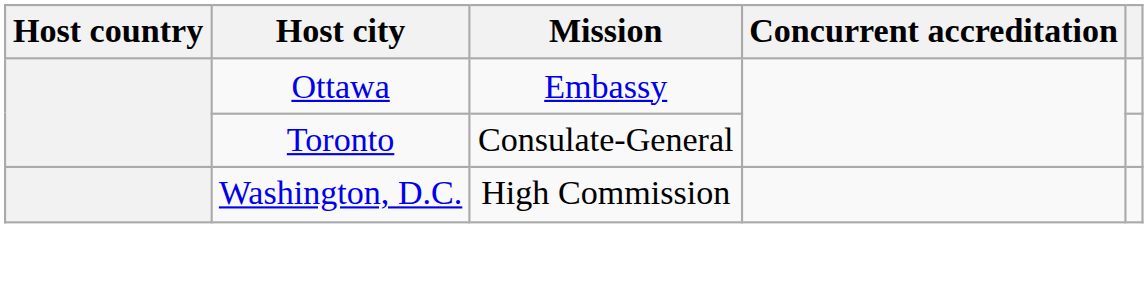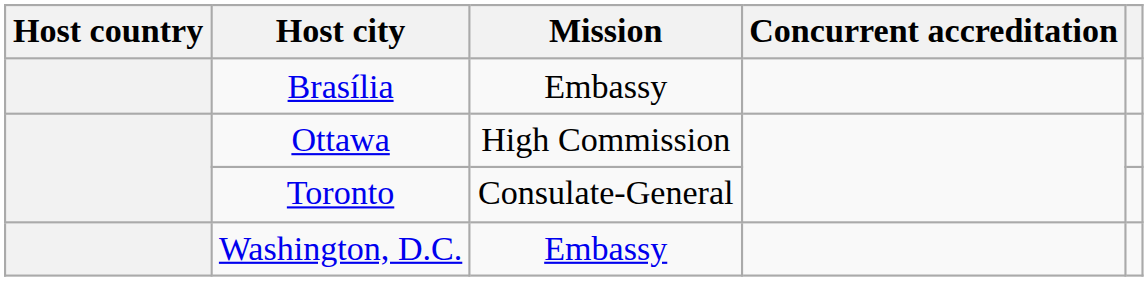+ row: (341, 85)
(606, 85) Embassy -> (606, 139) High Commission
(606, 193) High Commission -> (606, 247) Embassy
